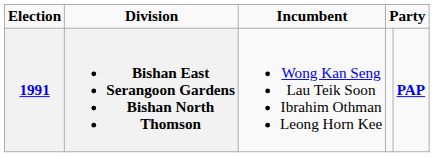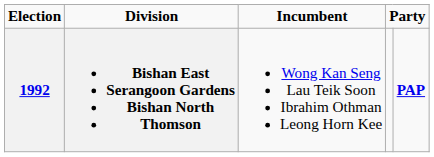(35, 90) 1991 -> (35, 90) 1992
